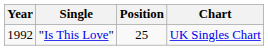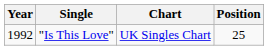columns swapped: (215, 14) <-> (142, 14)
